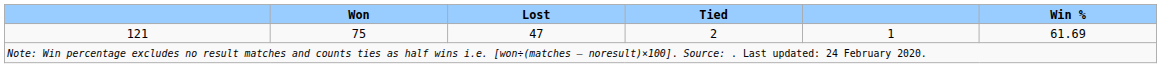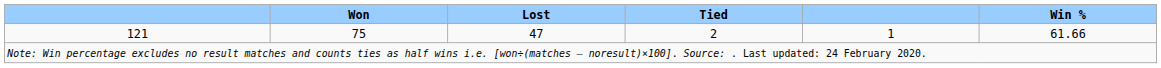(1068, 33) 61.69 -> (1068, 33) 61.66
